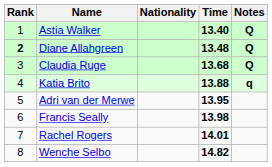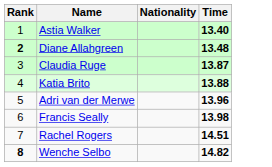- column: (249, 13)
(215, 65) 13.68 -> (215, 65) 13.87
(215, 100) 13.95 -> (215, 100) 13.96
(215, 135) 14.01 -> (215, 135) 14.51
(20, 153) normal -> (20, 153) bold
